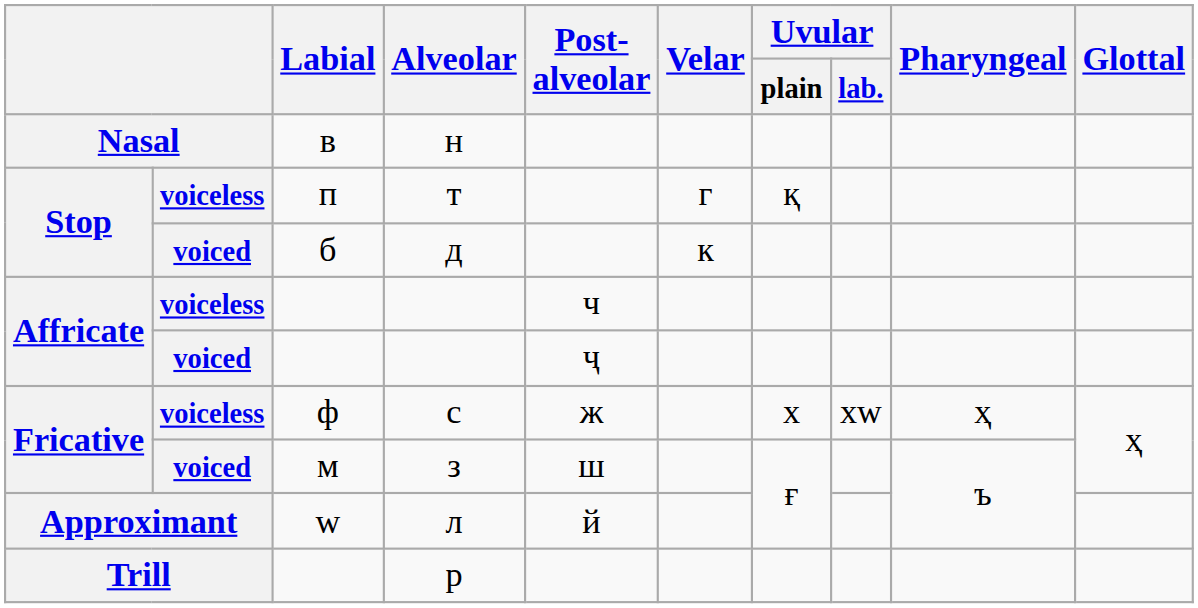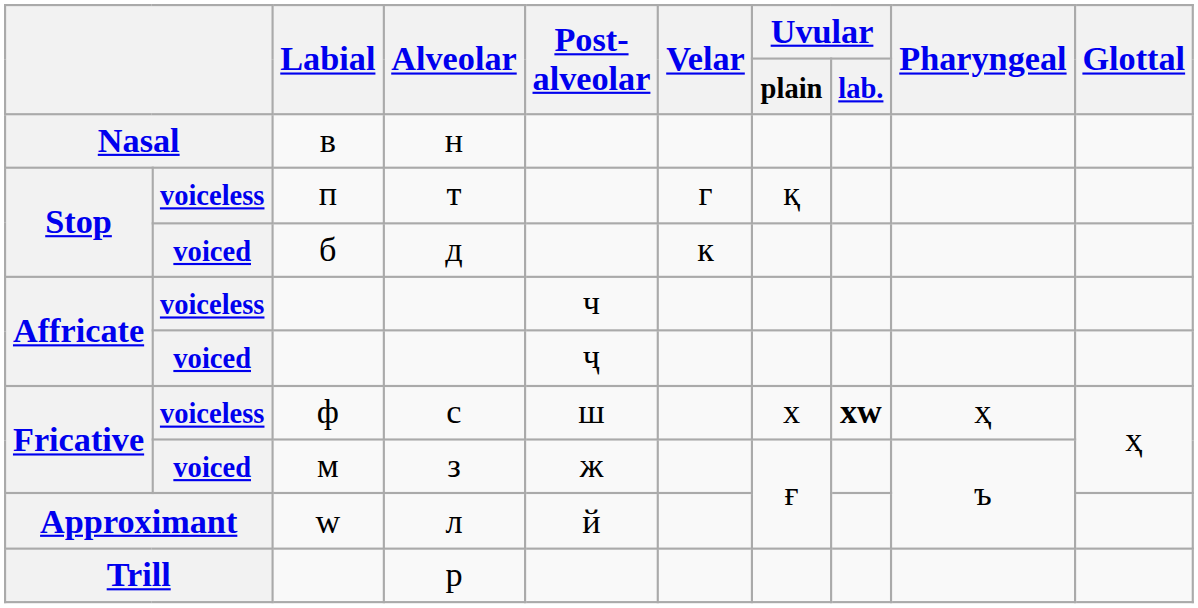(591, 411) ж -> (591, 411) ш
(861, 411) normal -> (861, 411) bold
(591, 466) ш -> (591, 466) ж
